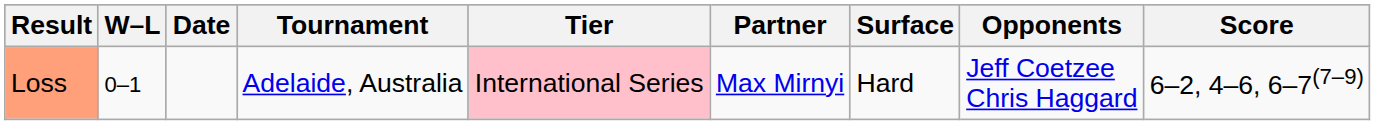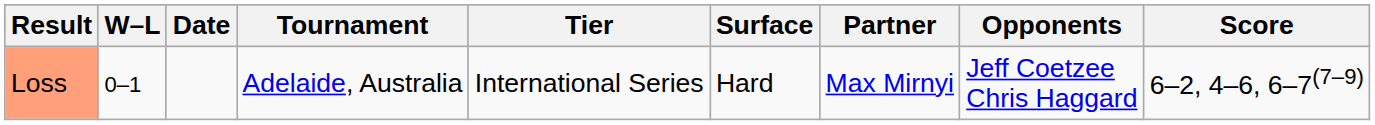columns swapped: (905, 25) <-> (780, 25)
(589, 82) pink background -> (589, 82) no background
